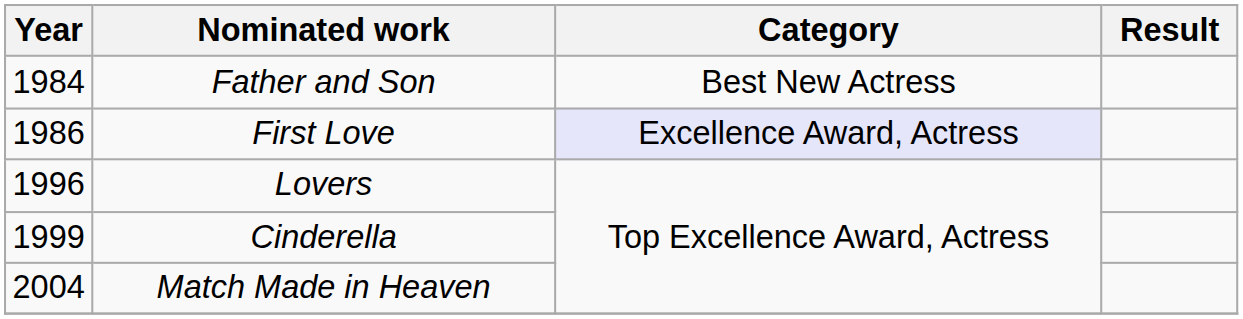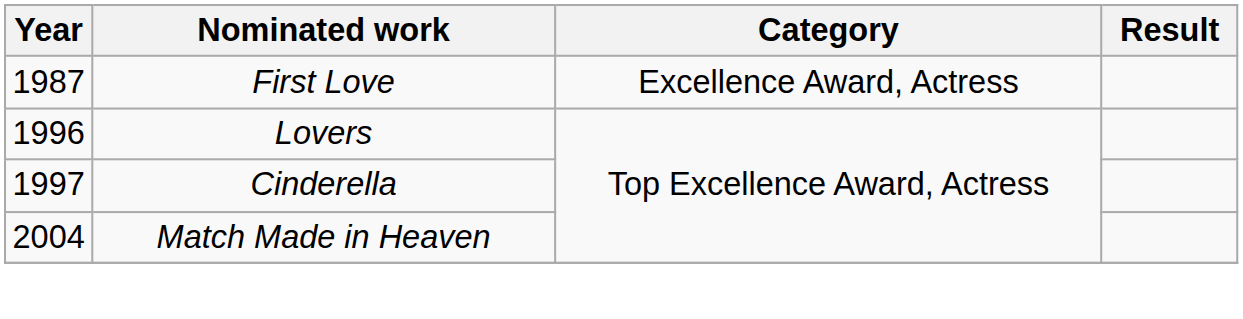- row: (324, 81)
(49, 133) 1986 -> (49, 81) 1987
(829, 133) lavender background -> (829, 81) no background
(49, 236) 1999 -> (49, 184) 1997
